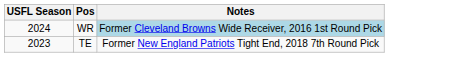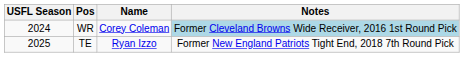+ column: (134, 12)
(39, 44) 2023 -> (39, 44) 2025
